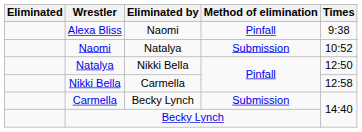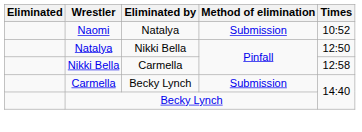- row: (95, 30)
